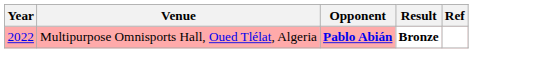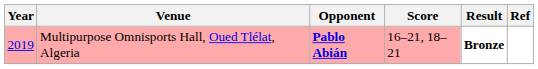+ column: (423, 15)
(21, 37) 2022 -> (21, 45) 2019
